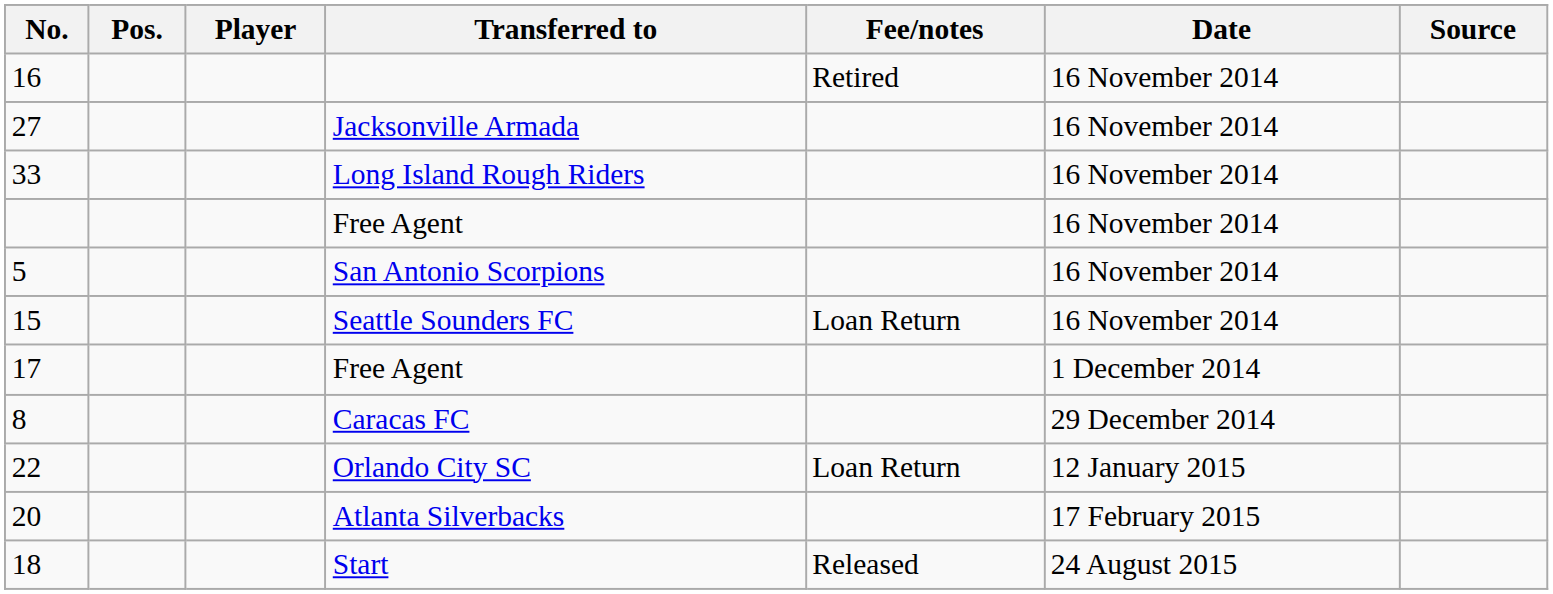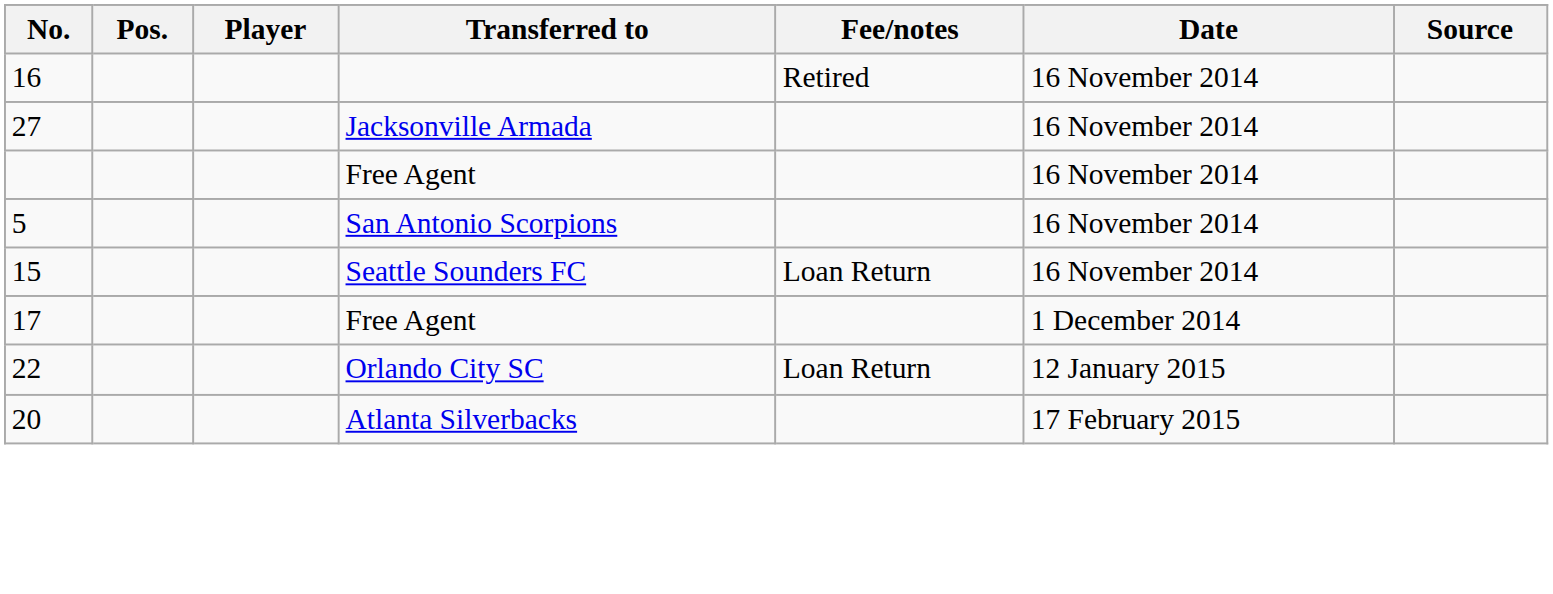- row: (27, 174)
- row: (19, 417)
- row: (27, 563)
